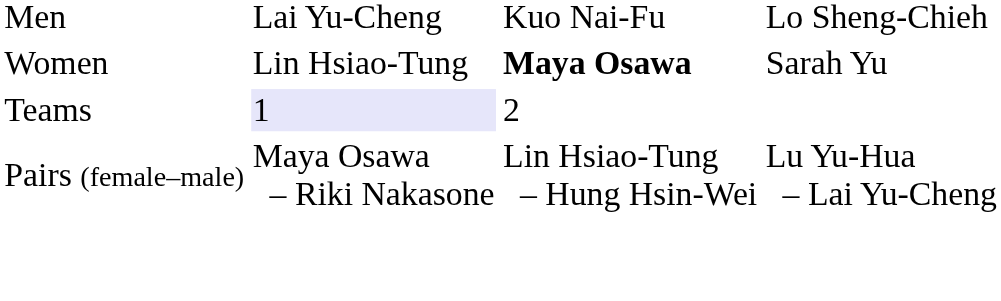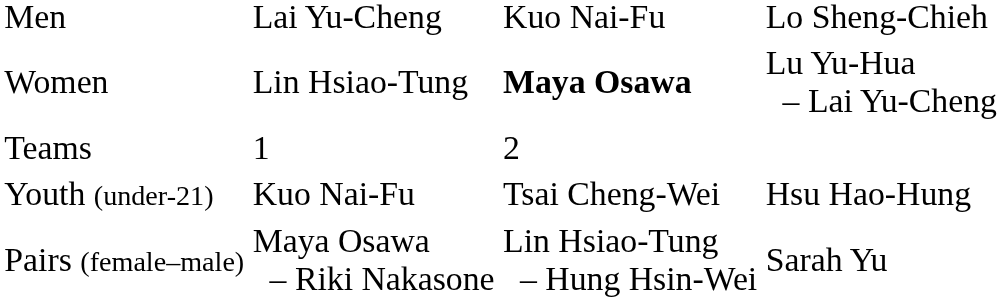(827, 63) Sarah Yu -> (881, 82) Lu Yu-Hua – Lai Yu-Cheng
(265, 109) lavender background -> (265, 147) no background
+ row: (109, 194)
(881, 175) Lu Yu-Hua – Lai Yu-Cheng -> (827, 259) Sarah Yu
